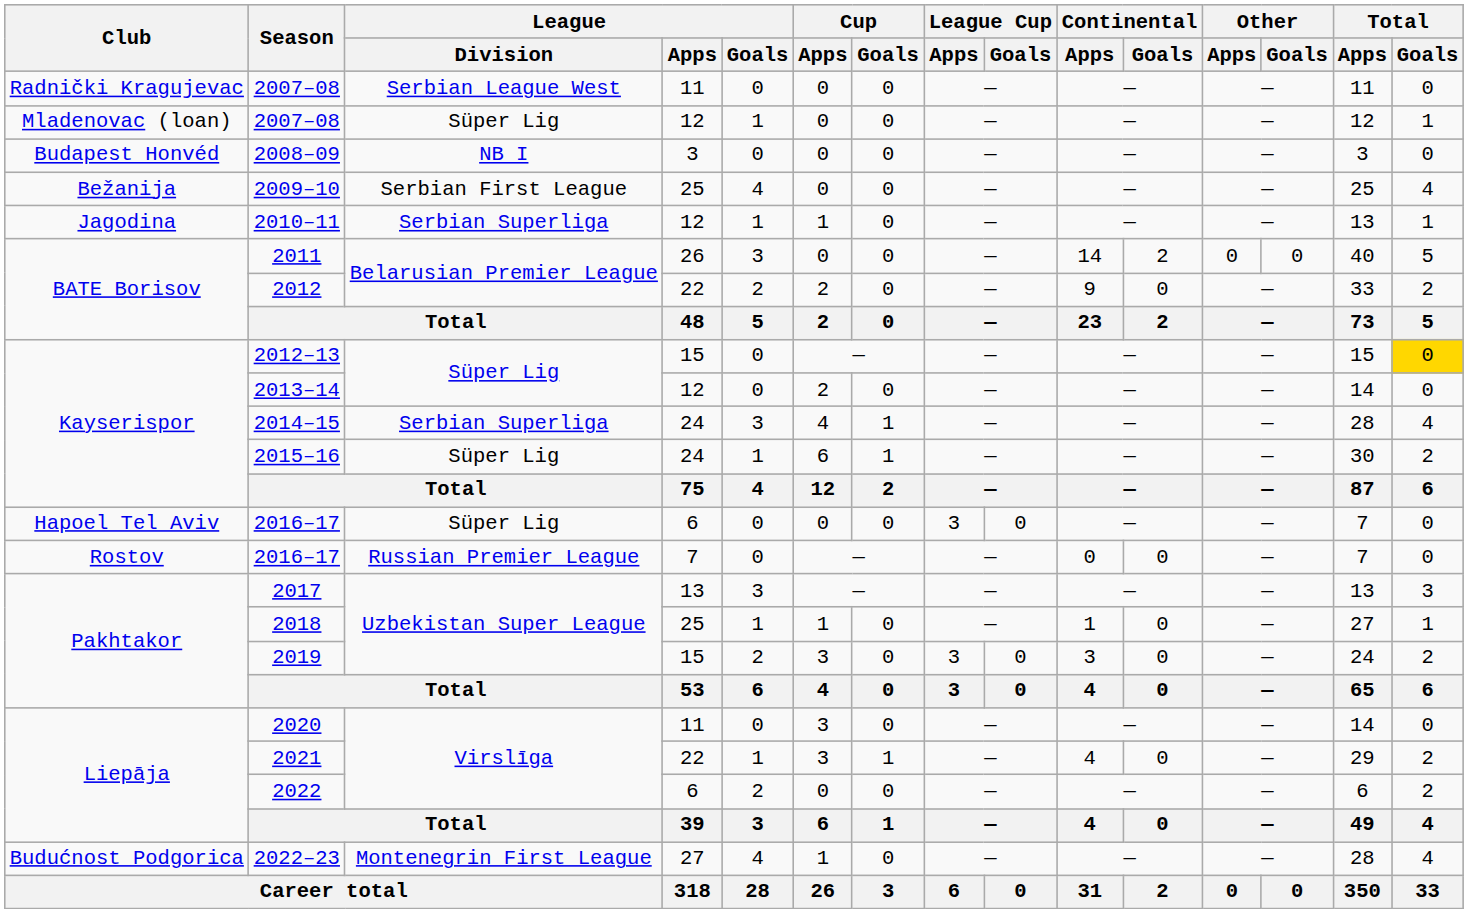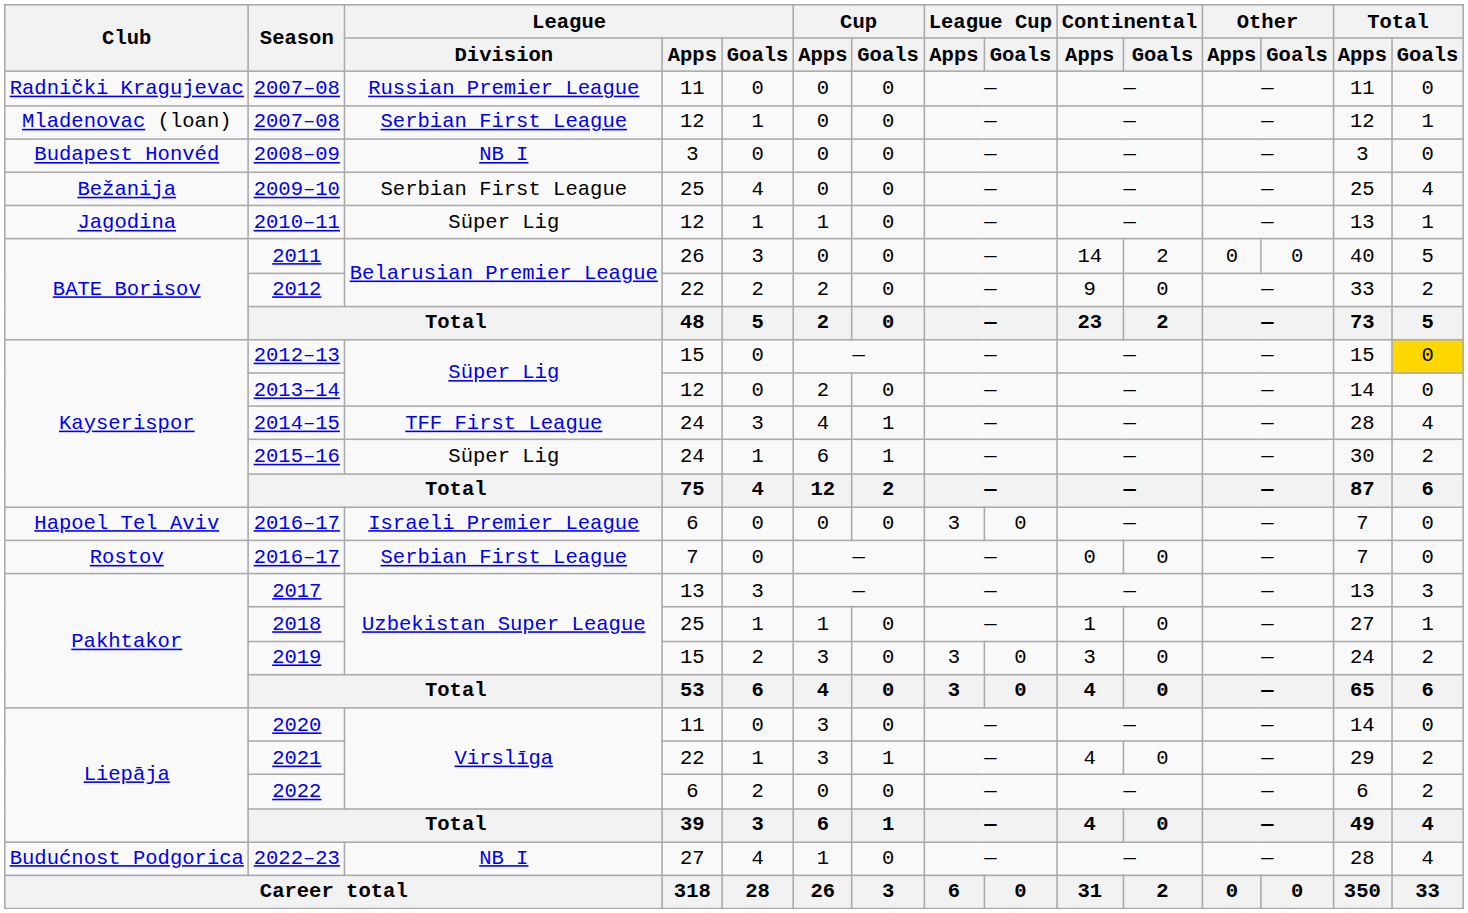(504, 88) Serbian League West -> (504, 88) Russian Premier League
(504, 122) Süper Lig -> (504, 122) Serbian First League
(504, 222) Serbian Superliga -> (504, 222) Süper Lig
(504, 423) Serbian Superliga -> (504, 423) TFF First League
(504, 524) Süper Lig -> (504, 524) Israeli Premier League
(504, 557) Russian Premier League -> (504, 557) Serbian First League
(504, 858) Montenegrin First League -> (504, 858) NB I
